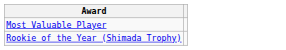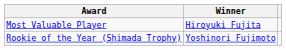+ column: (231, 11)
